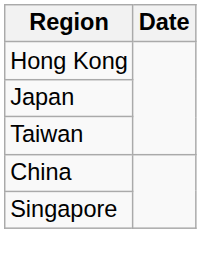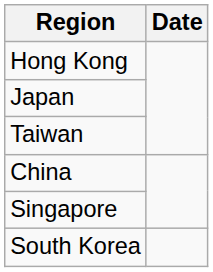+ row: (76, 246)
